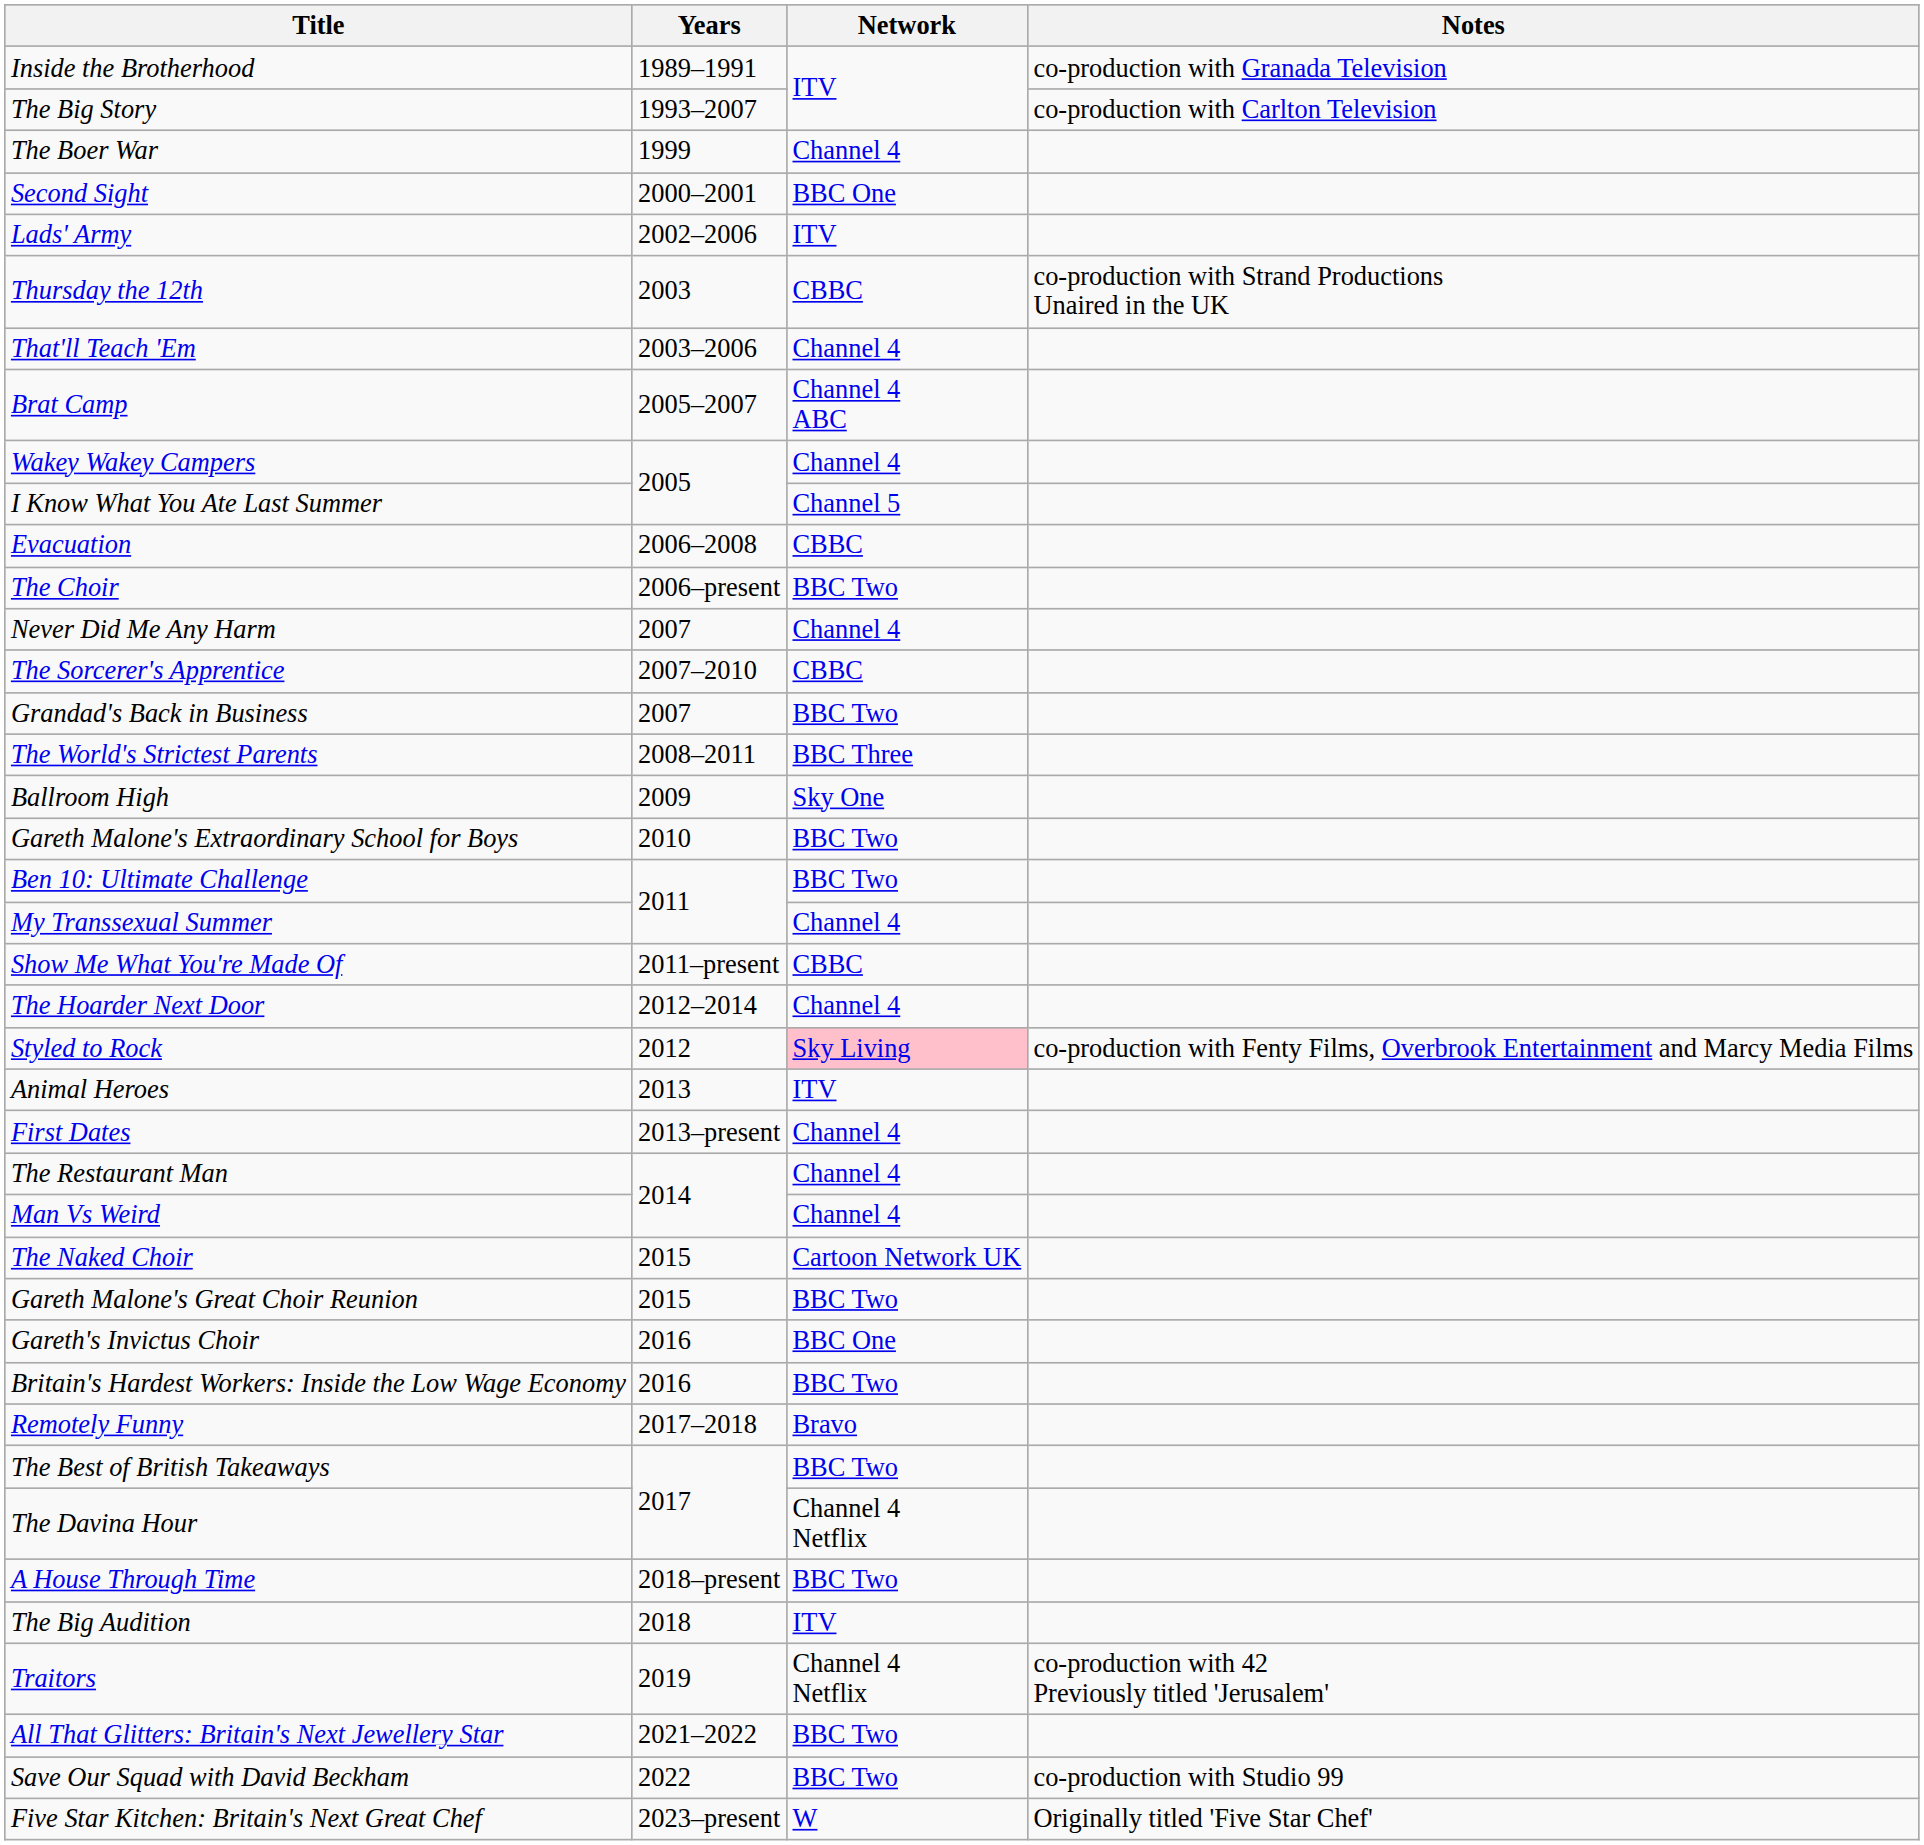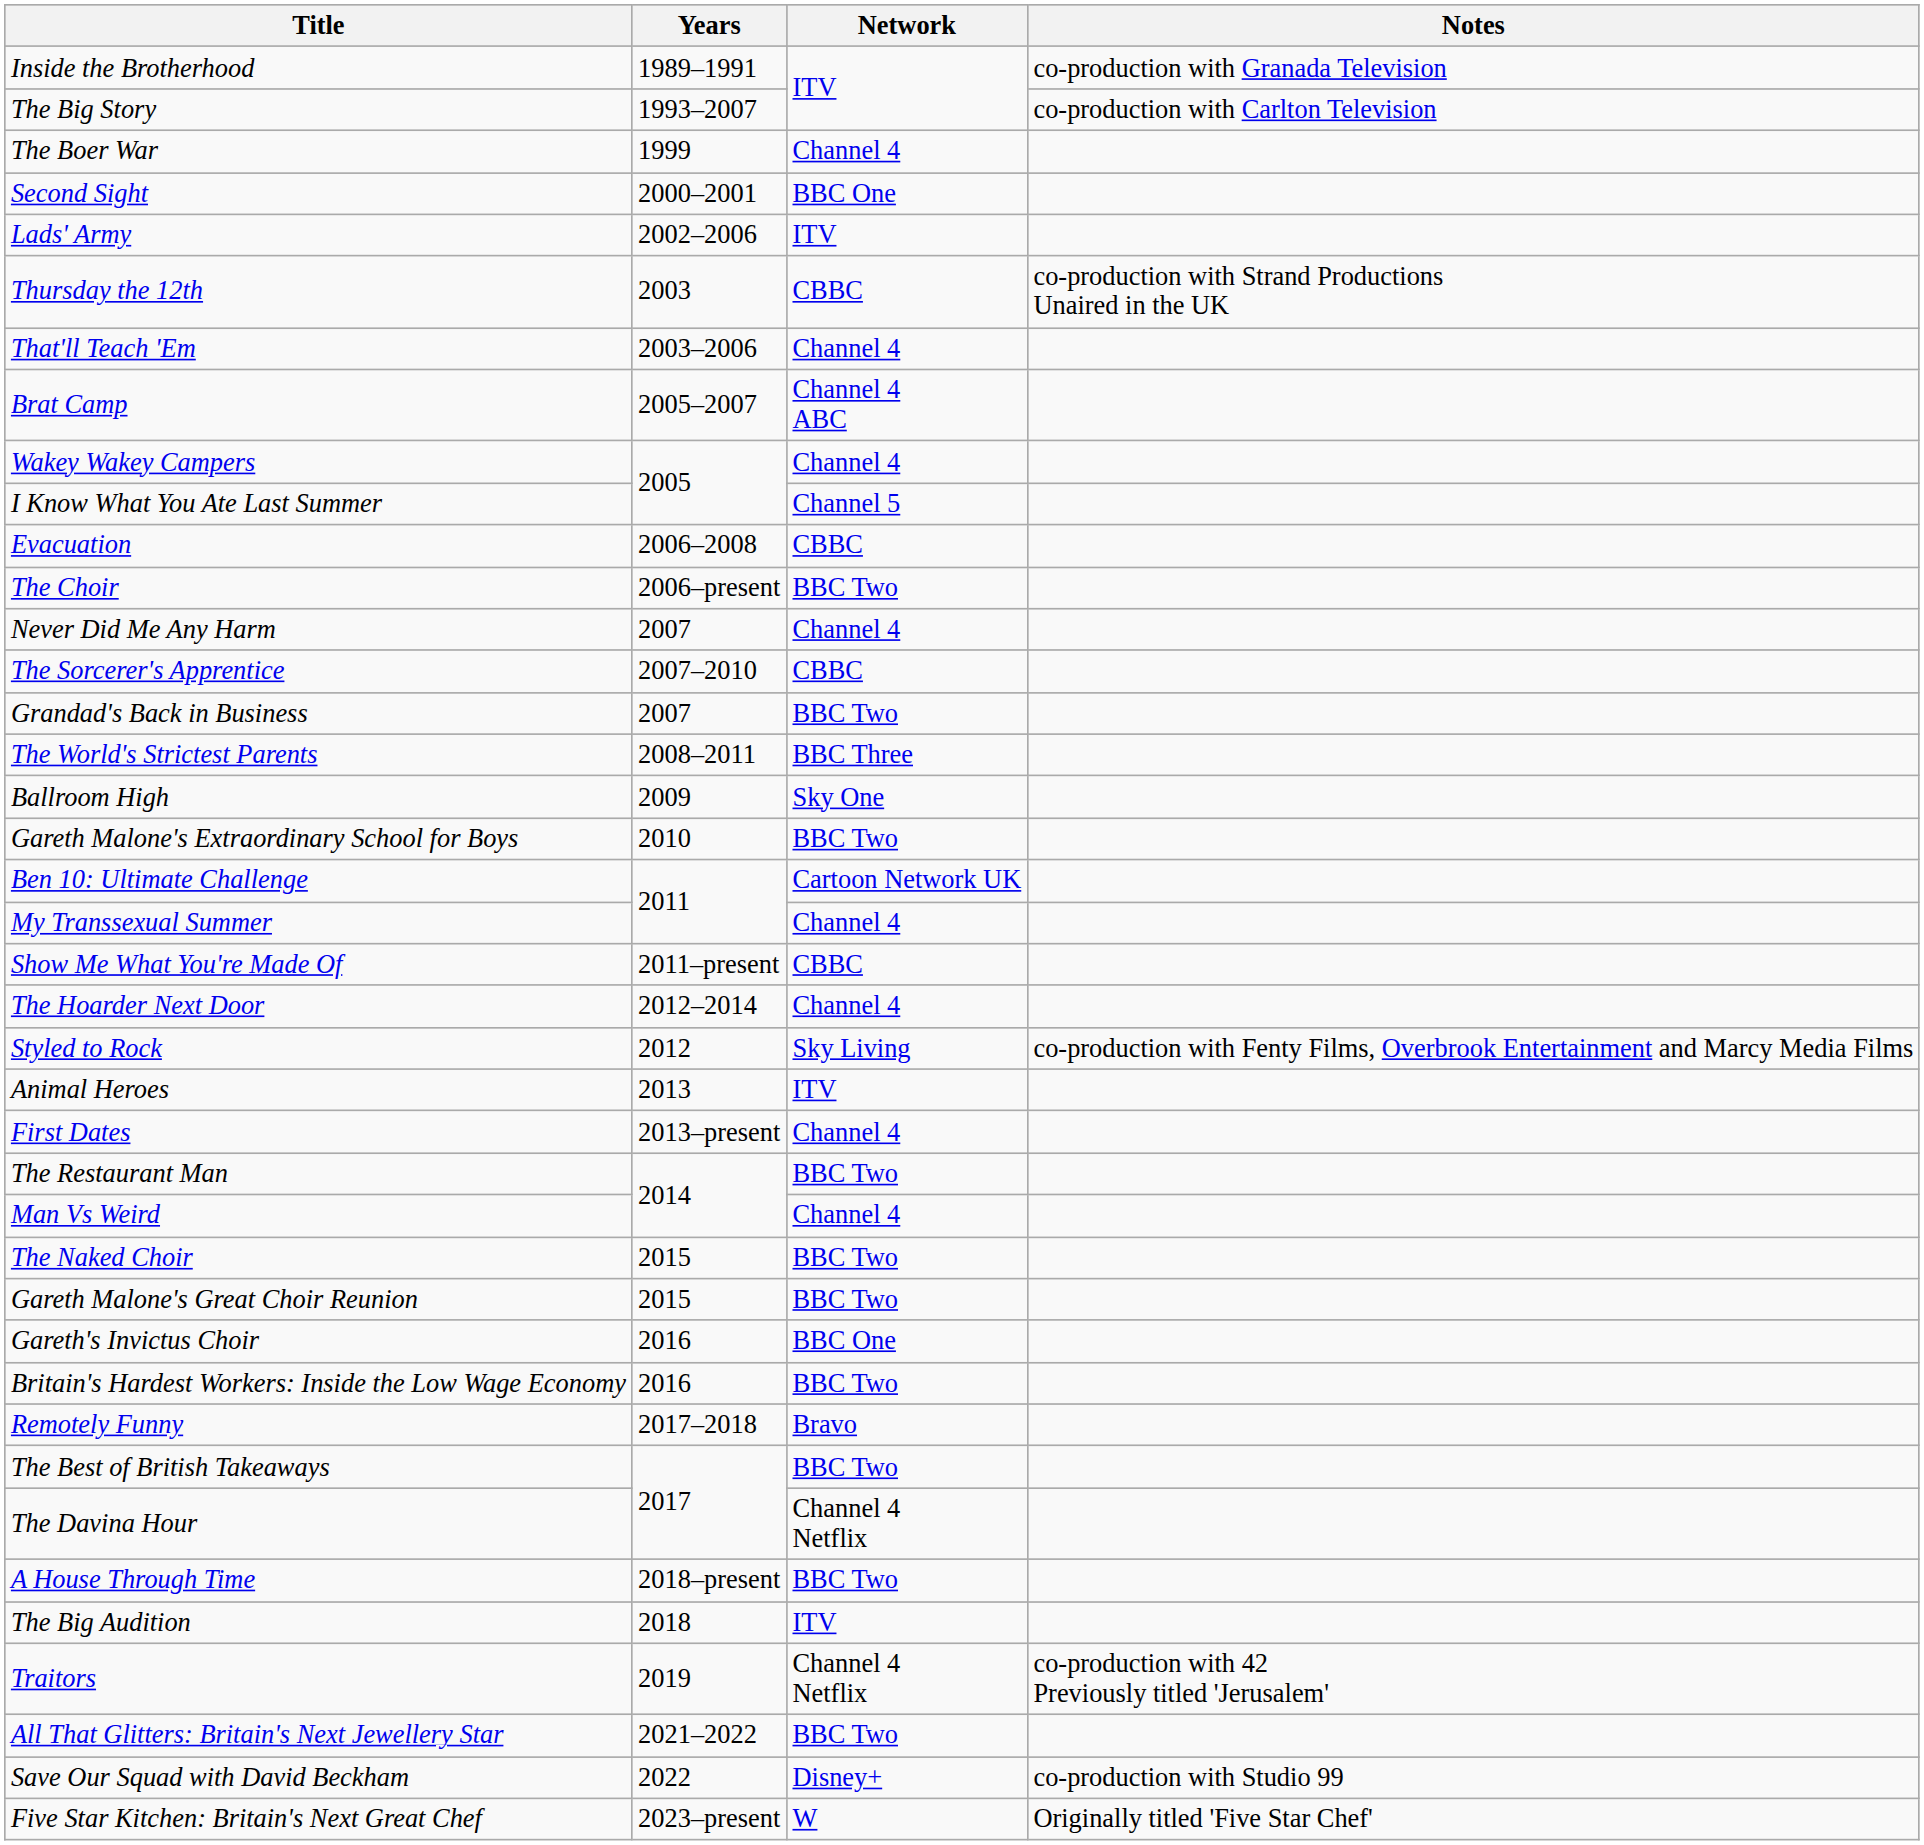(845, 880) BBC Two -> (907, 880) Cartoon Network UK
(852, 1047) pink background -> (852, 1047) no background
(846, 1173) Channel 4 -> (845, 1173) BBC Two
(907, 1257) Cartoon Network UK -> (845, 1257) BBC Two
(845, 1777) BBC Two -> (837, 1777) Disney+
